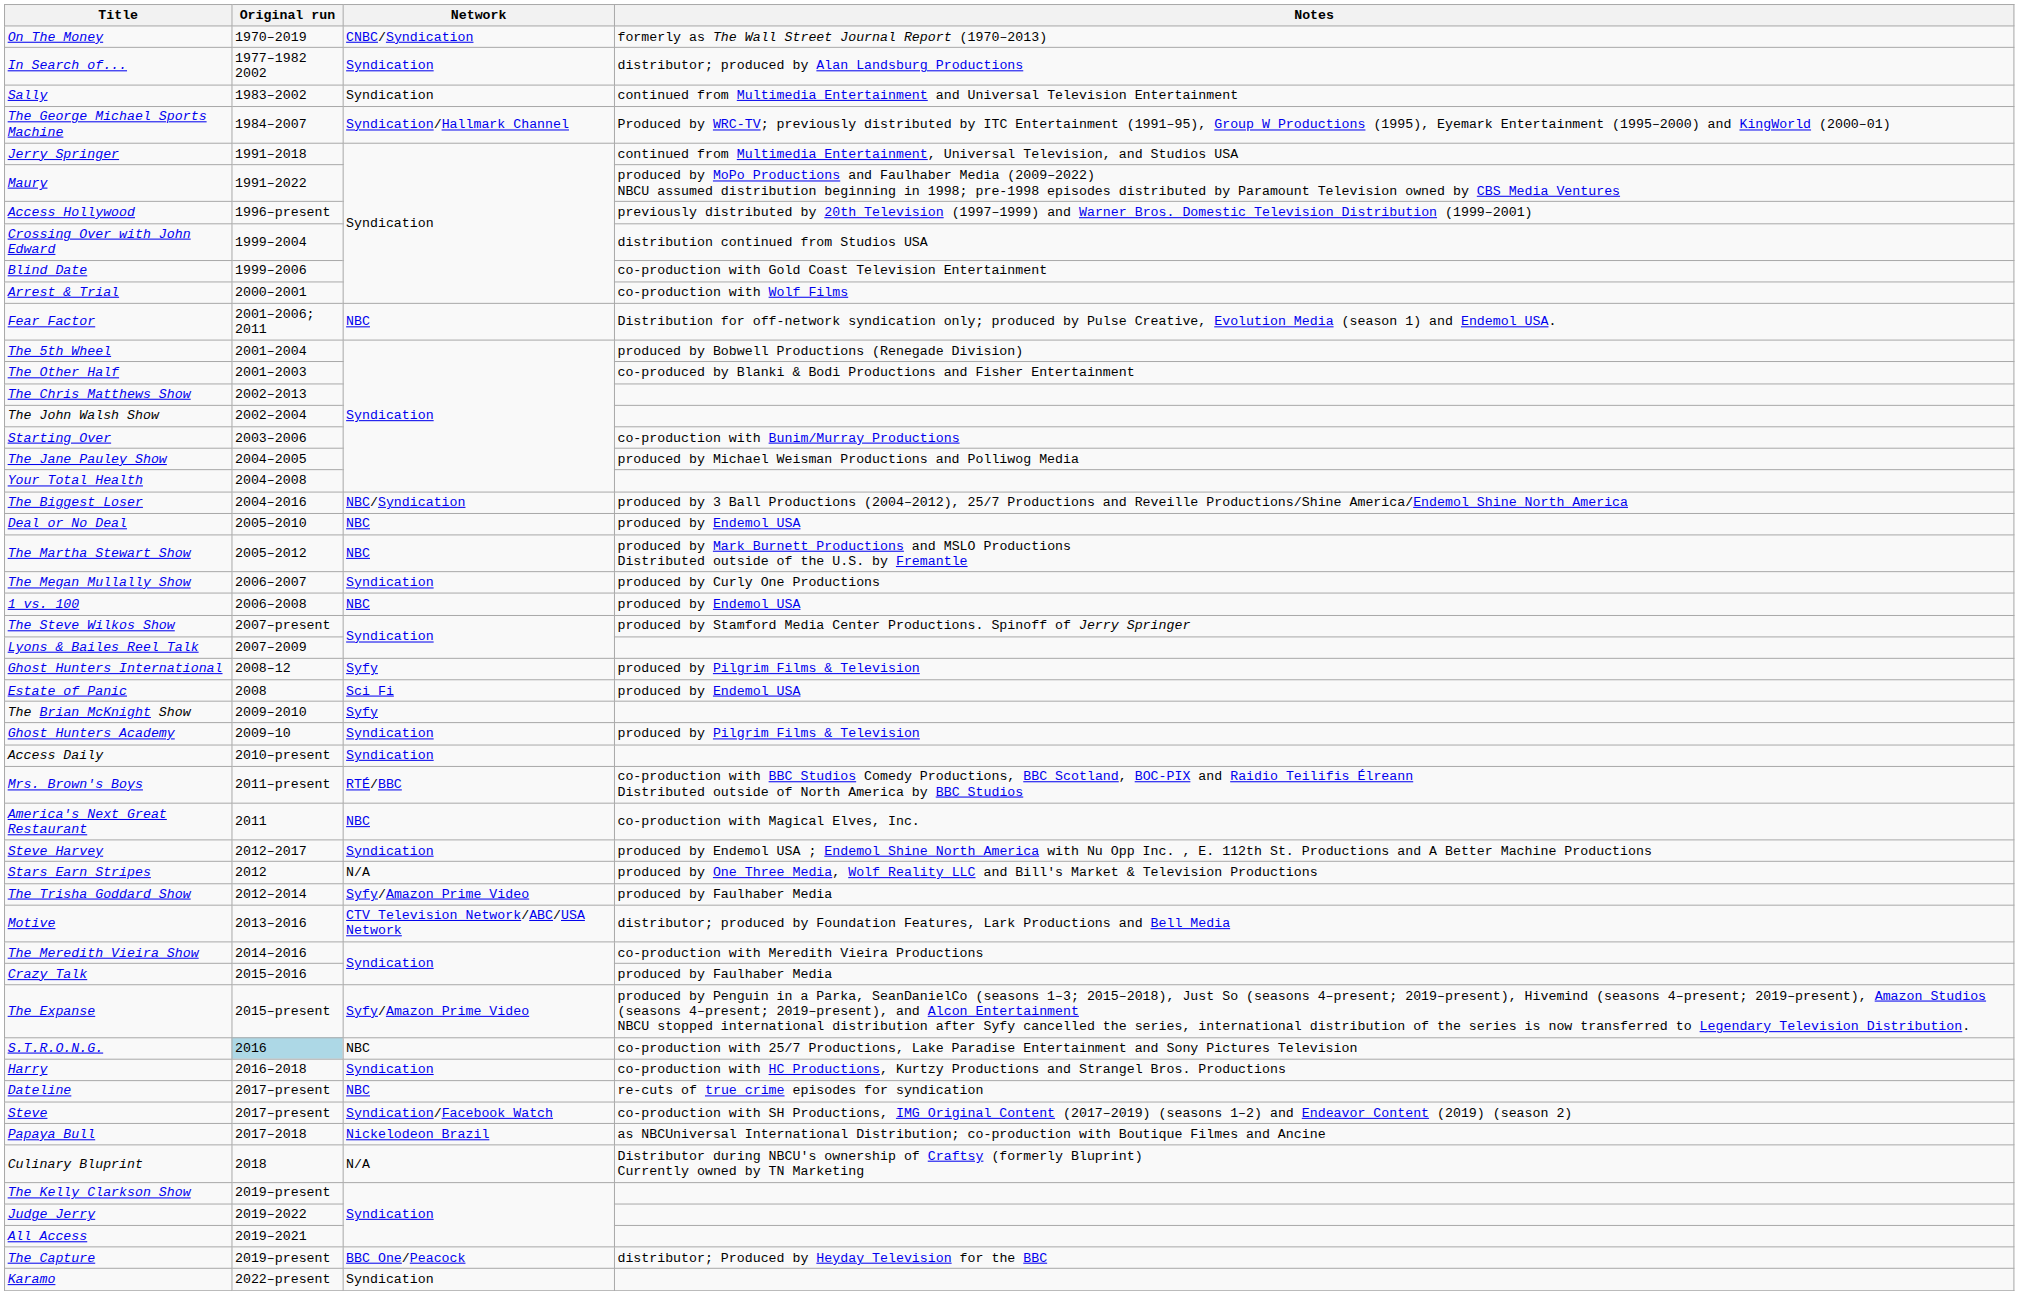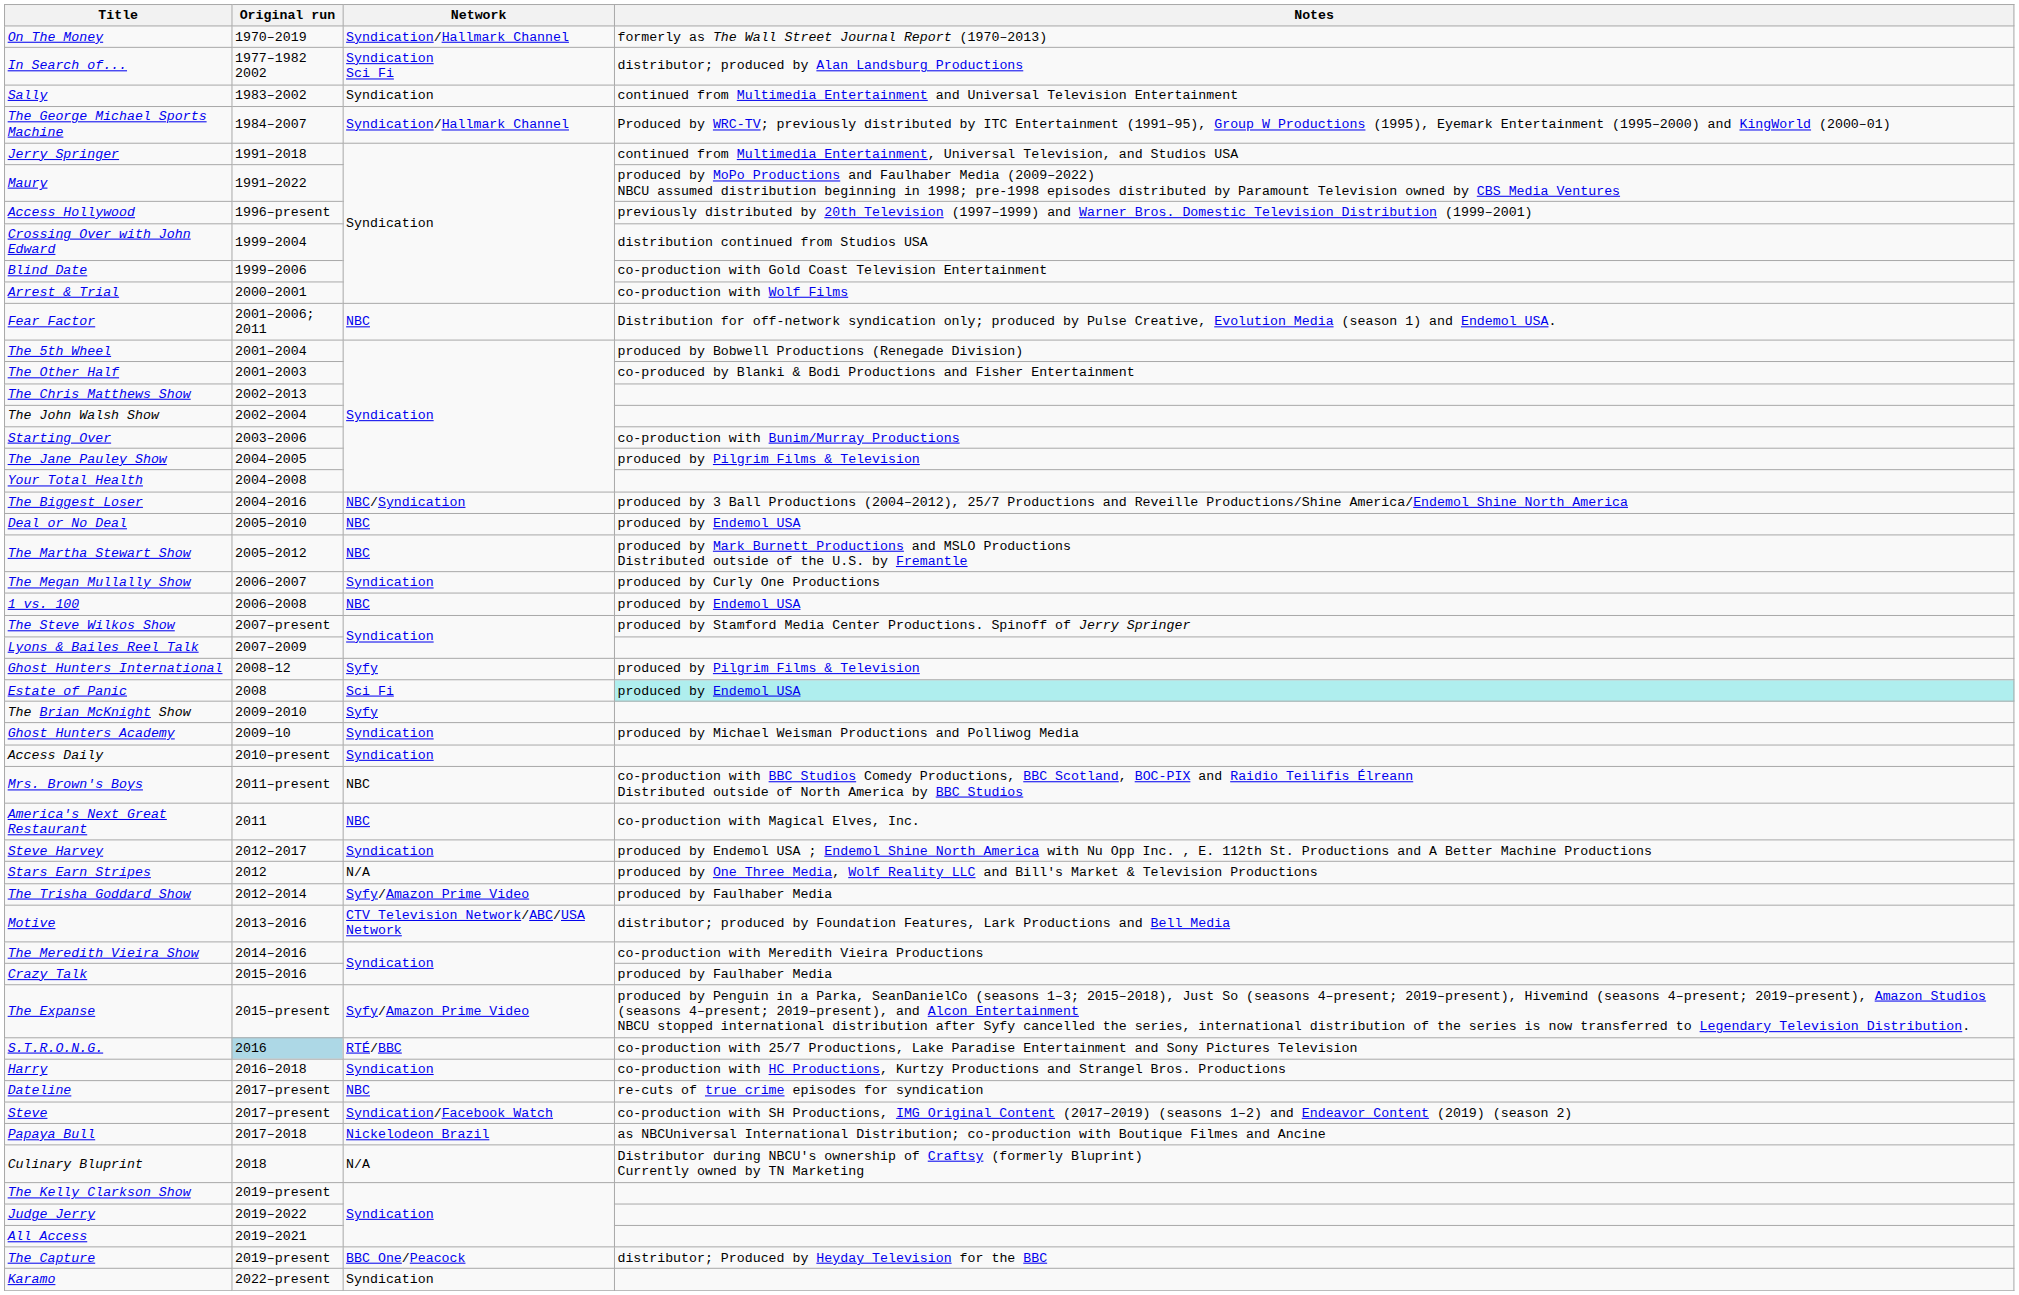(410, 37) CNBC/Syndication -> (458, 37) Syndication/Hallmark Channel
(390, 66) Syndication -> (390, 66) Syndication Sci Fi
(848, 459) produced by Michael Weisman Productions and Polliwog Media -> (769, 459) produced by Pilgrim Films & Television
(709, 691) no background -> (709, 691) paleturquoise background
(769, 734) produced by Pilgrim Films & Television -> (848, 734) produced by Michael Weisman Productions and Polliwog Media
(374, 785) RTÉ/BBC -> (358, 785) NBC
(358, 1048) NBC -> (374, 1048) RTÉ/BBC
